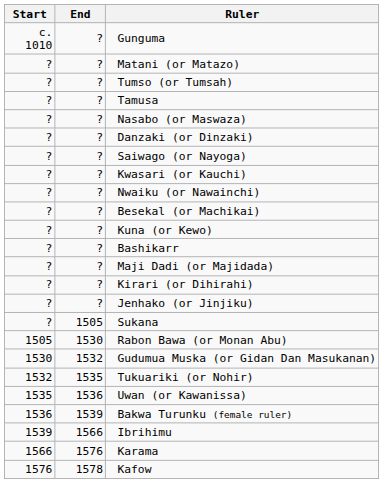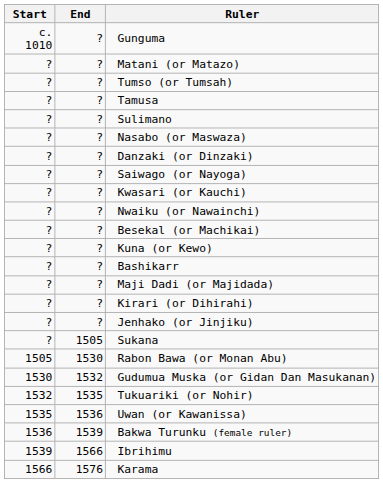+ row: (145, 119)
- row: (134, 469)
